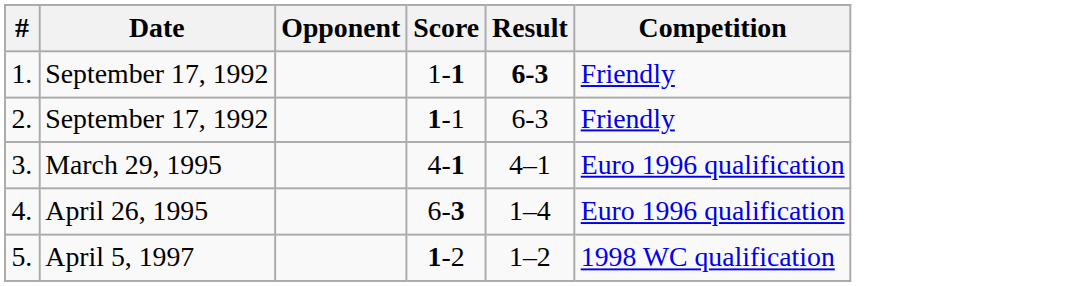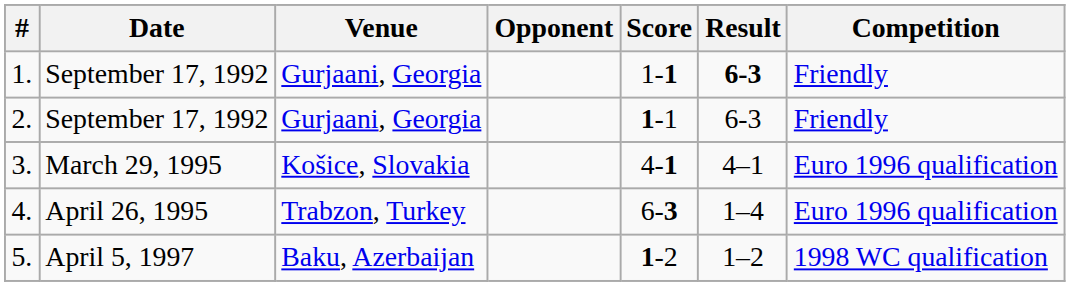+ column: (381, 27)
